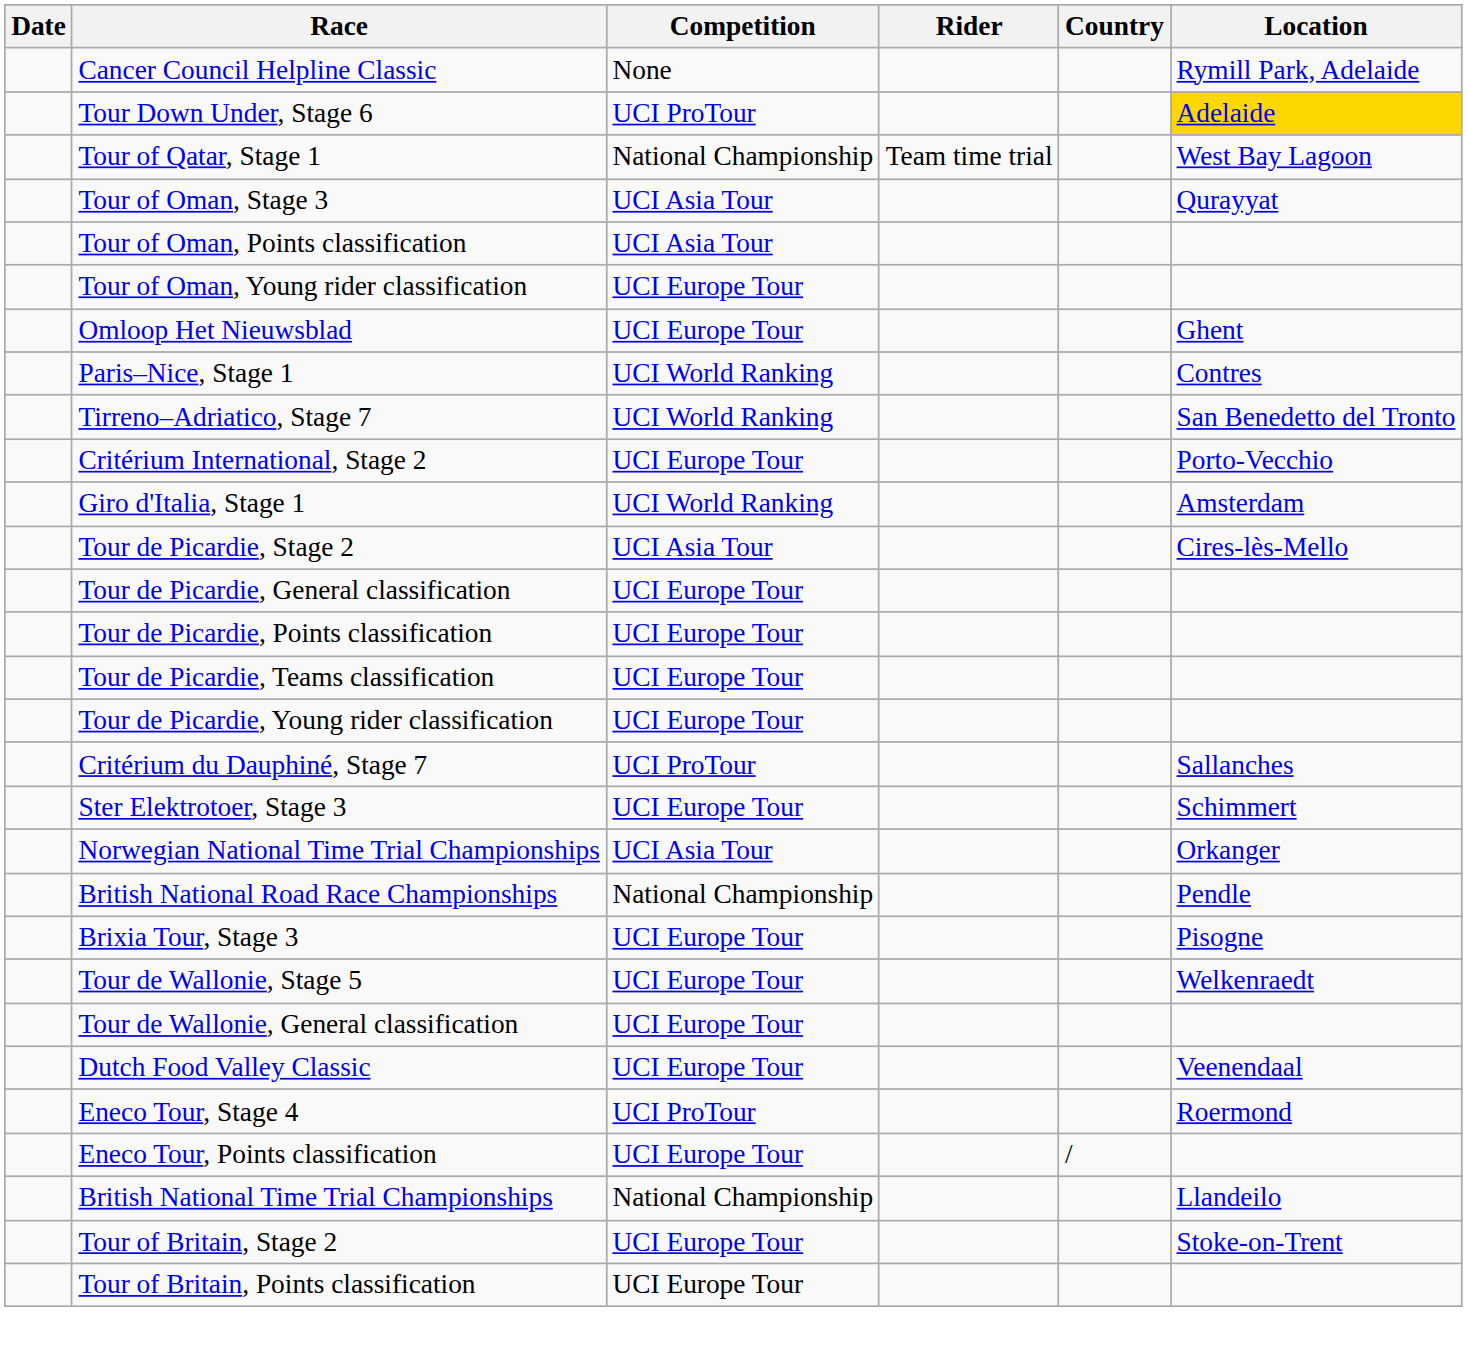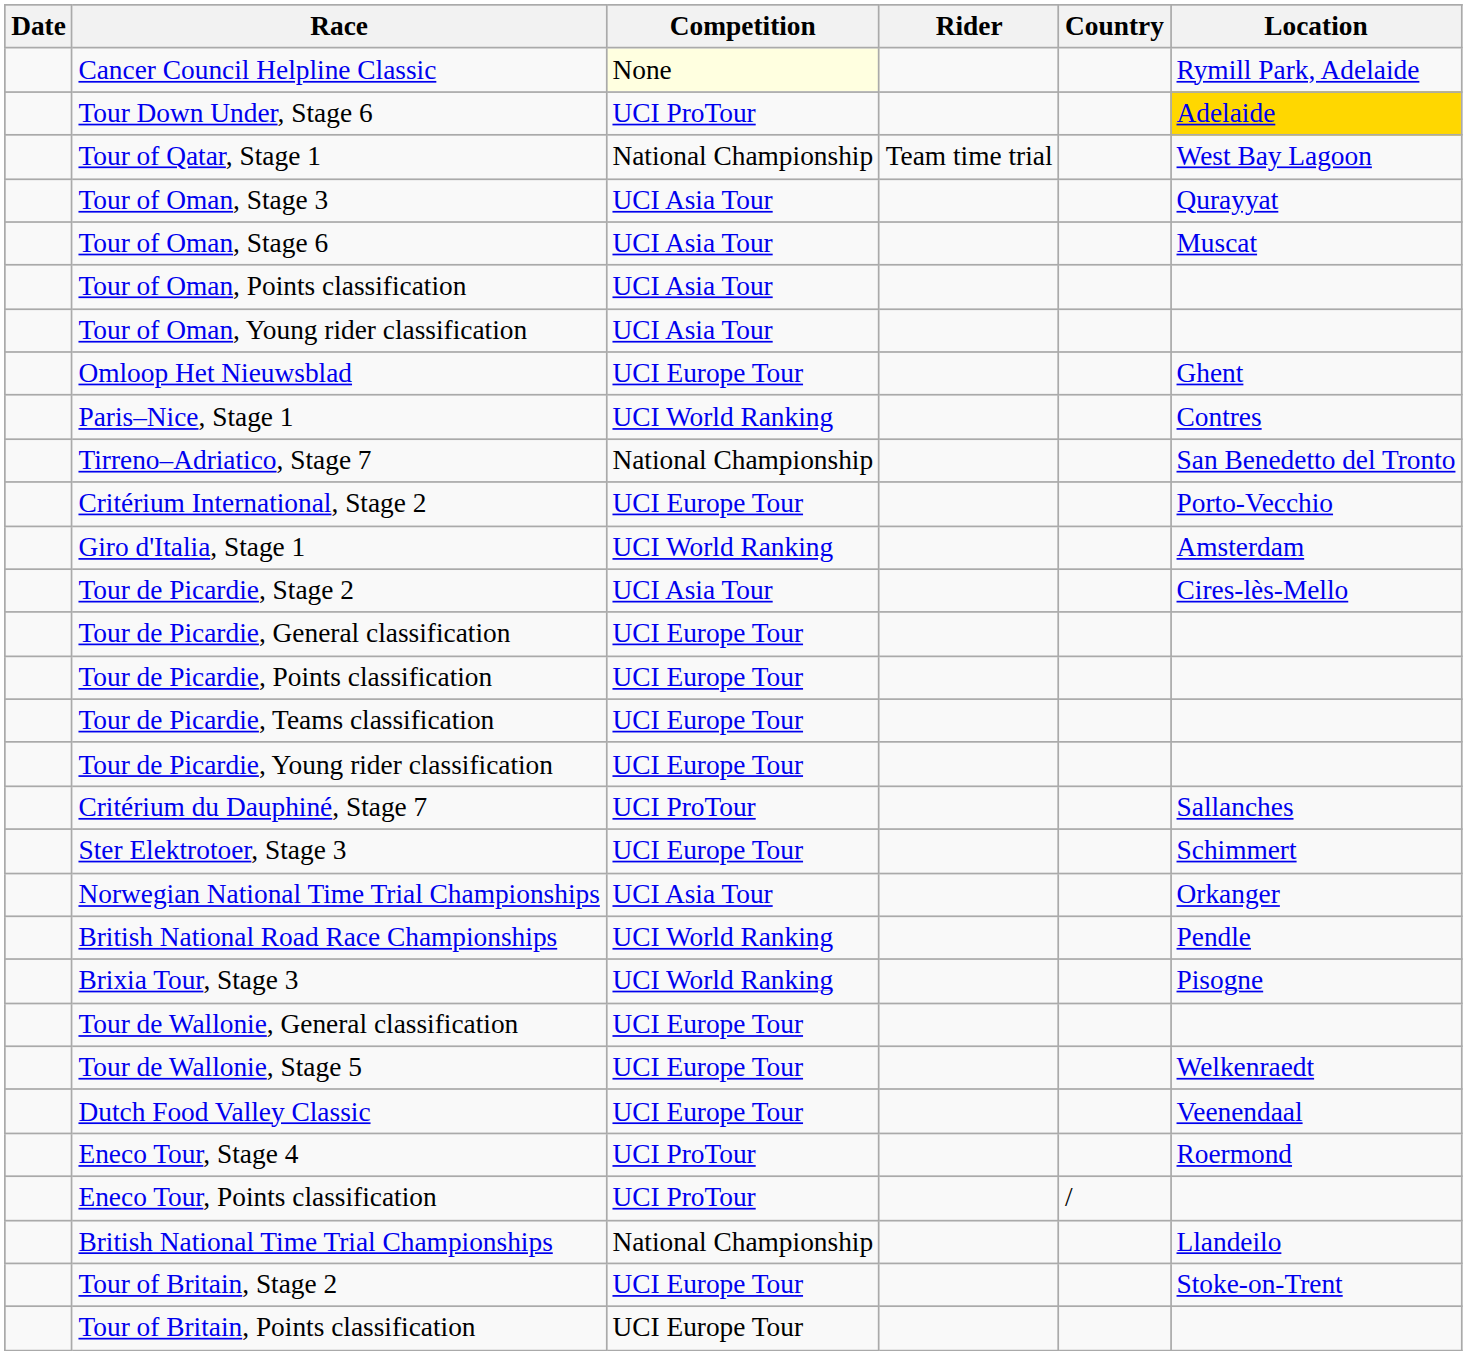(642, 69) no background -> (642, 69) lightyellow background
+ row: (203, 243)
(708, 286) UCI Europe Tour -> (693, 329) UCI Asia Tour
(723, 416) UCI World Ranking -> (743, 460) National Championship
(743, 894) National Championship -> (723, 937) UCI World Ranking
(708, 937) UCI Europe Tour -> (723, 980) UCI World Ranking
rows swapped: (220, 980) <-> (298, 1024)
(708, 1154) UCI Europe Tour -> (684, 1197) UCI ProTour
